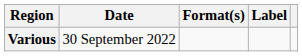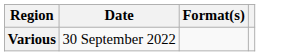- column: (269, 16)
